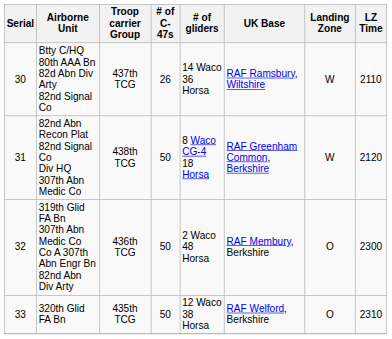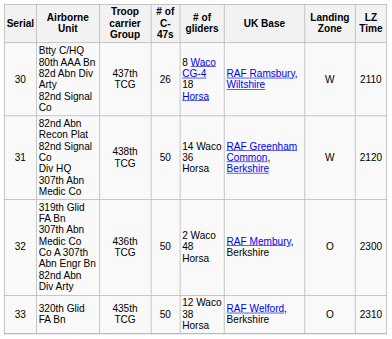(202, 79) 14 Waco 36 Horsa -> (199, 79) 8 Waco CG-4 18 Horsa
(199, 157) 8 Waco CG-4 18 Horsa -> (202, 157) 14 Waco 36 Horsa
